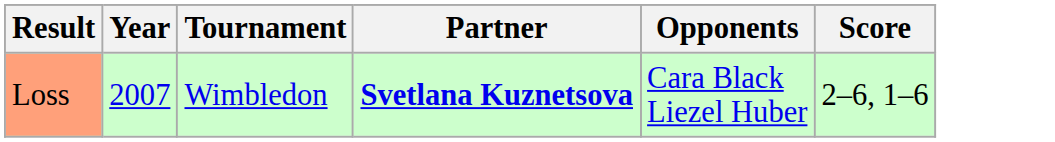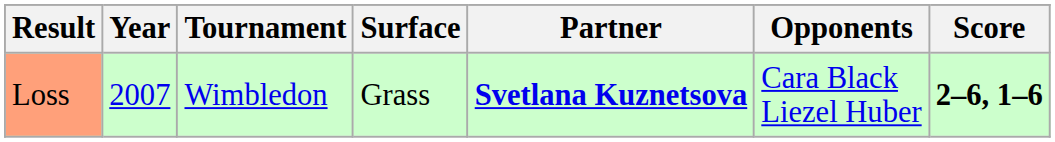+ column: (411, 28)
(875, 94) normal -> (989, 94) bold
